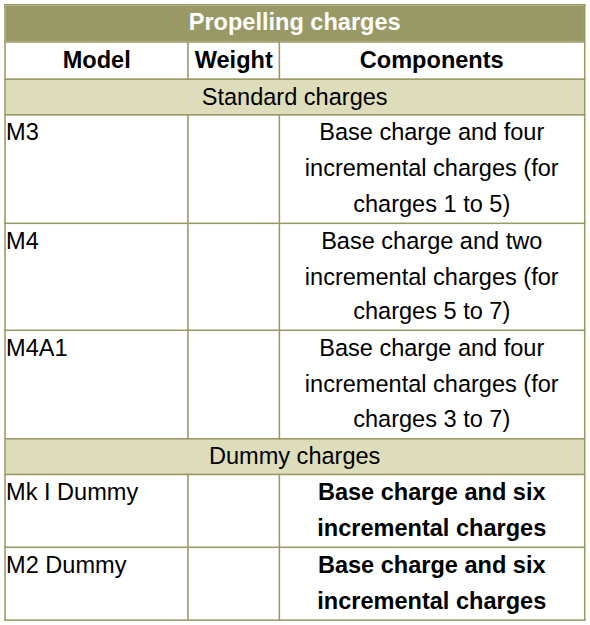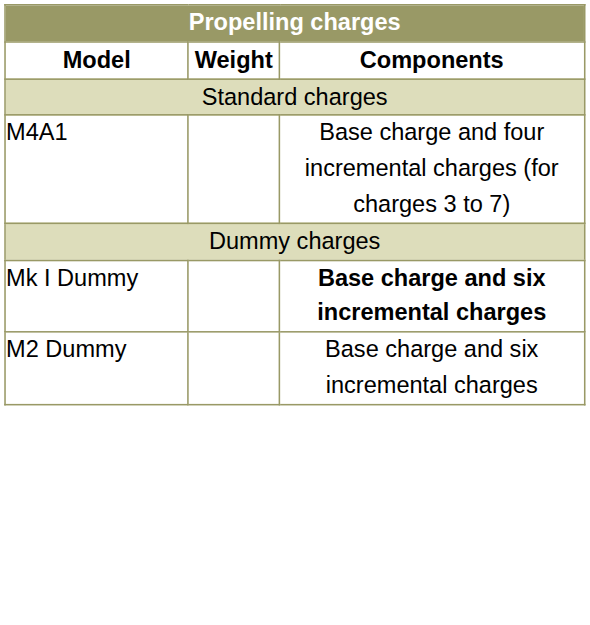- row: (22, 132)
- row: (22, 240)
(432, 582) bold -> (432, 367) normal
